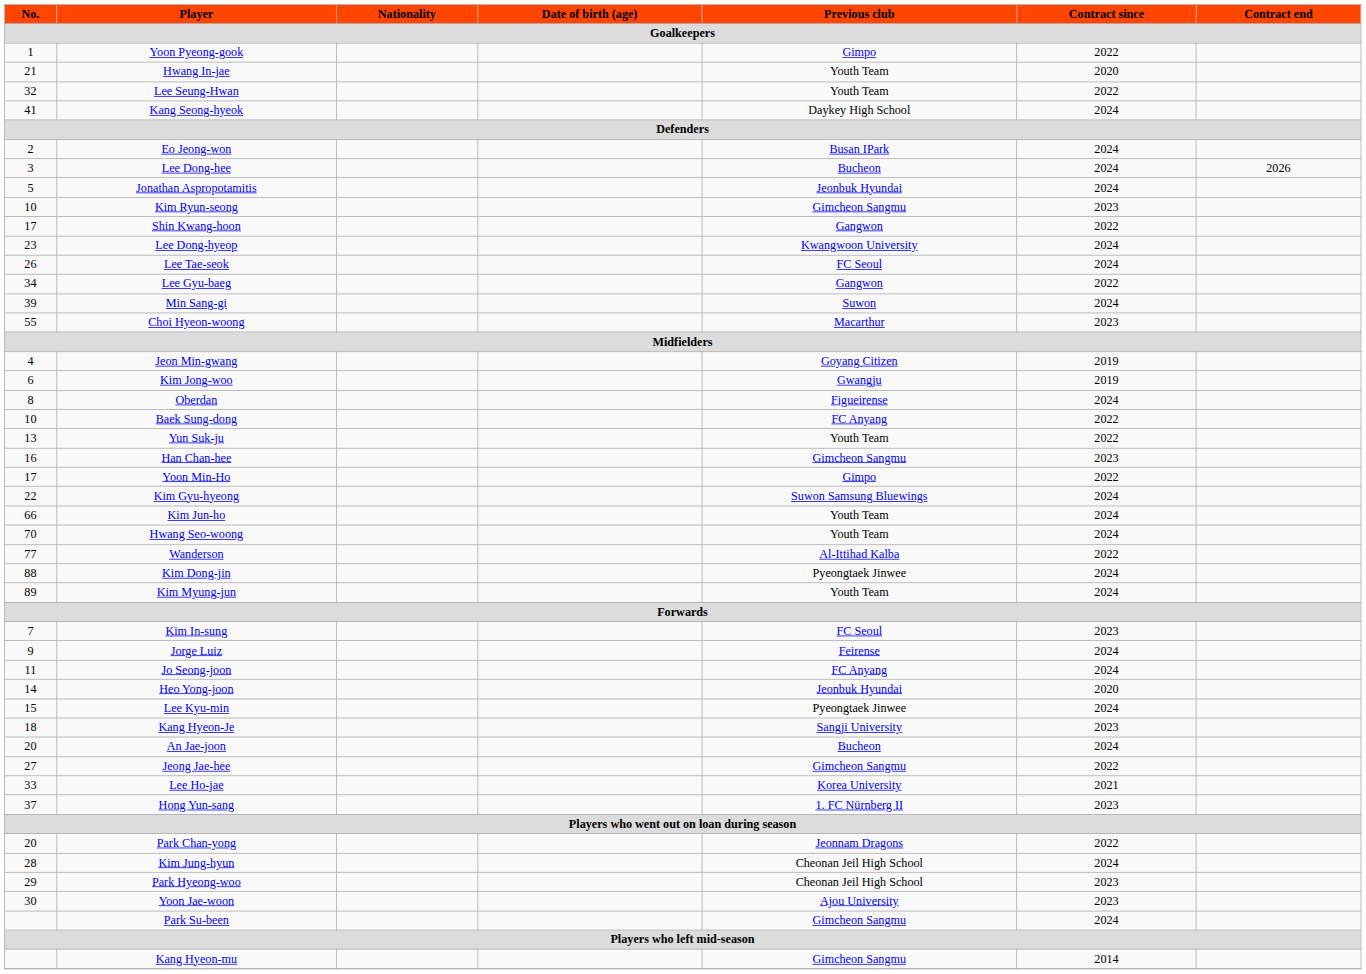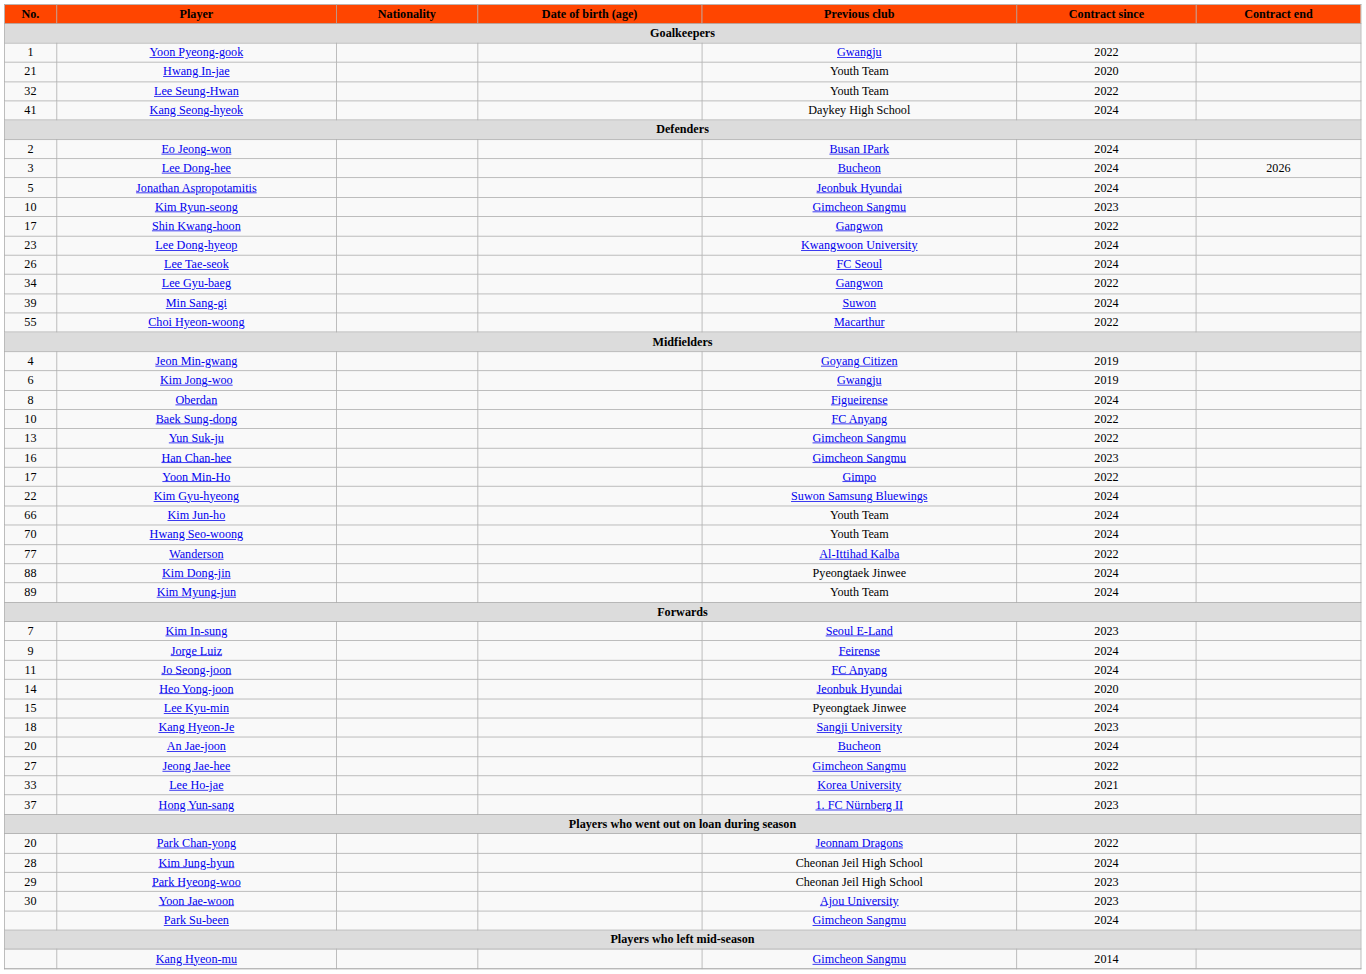(859, 52) Gimpo -> (859, 52) Gwangju
(1106, 322) 2023 -> (1106, 322) 2022
(859, 438) Youth Team -> (859, 438) Gimcheon Sangmu
(859, 631) FC Seoul -> (859, 631) Seoul E-Land
